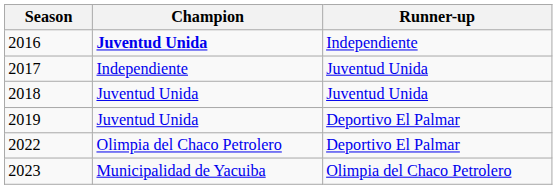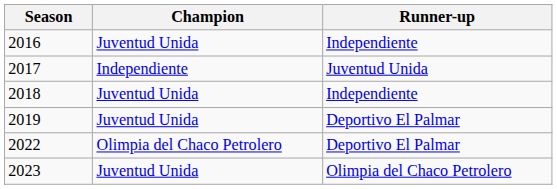(152, 42) bold -> (147, 42) normal
(377, 94) Juventud Unida -> (372, 94) Independiente
(181, 171) Municipalidad de Yacuiba -> (147, 171) Juventud Unida
